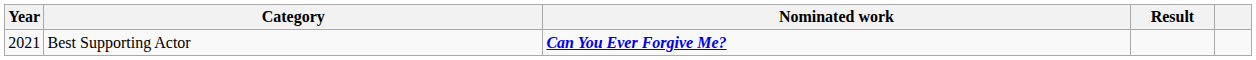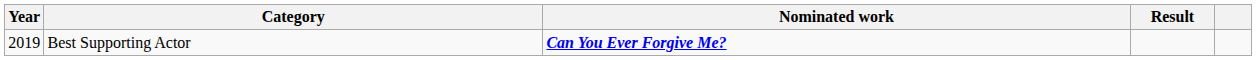(24, 42) 2021 -> (24, 42) 2019
